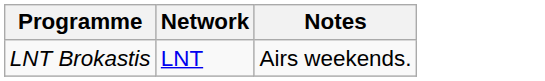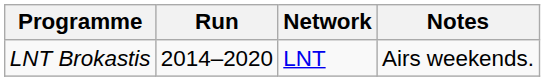+ column: (217, 22)
